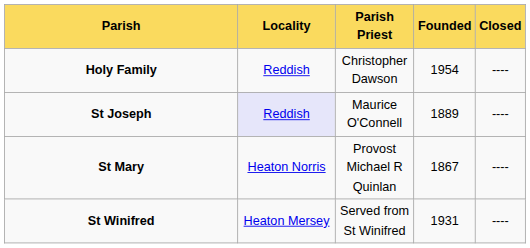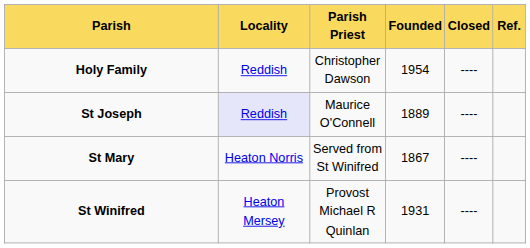+ column: (509, 26)
(375, 167) Provost Michael R Quinlan -> (347, 158) Served from St Winifred
(375, 221) Served from St Winifred -> (347, 211) Provost Michael R Quinlan
